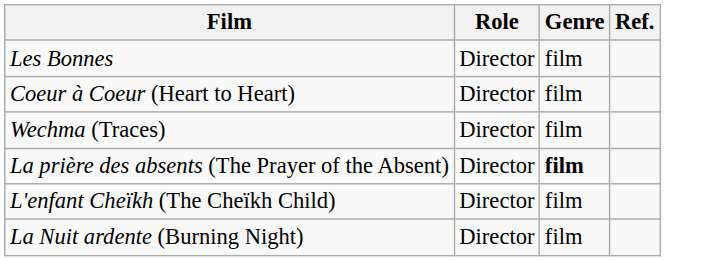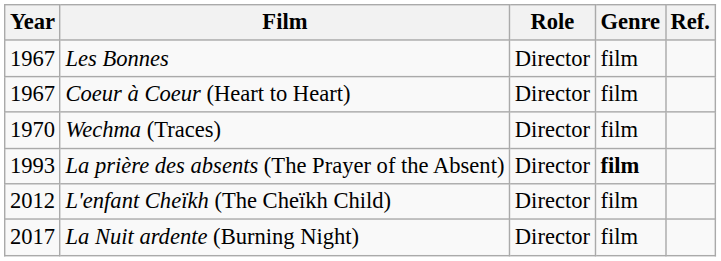+ column: (32, 22)
